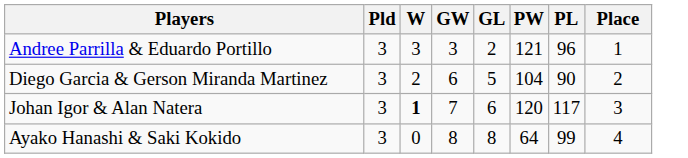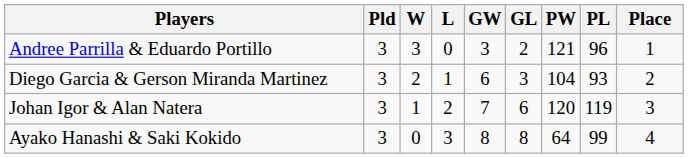+ column: (448, 19)
(492, 78) 5 -> (524, 78) 3
(566, 78) 90 -> (598, 78) 93
(416, 108) bold -> (416, 108) normal
(566, 108) 117 -> (598, 108) 119
